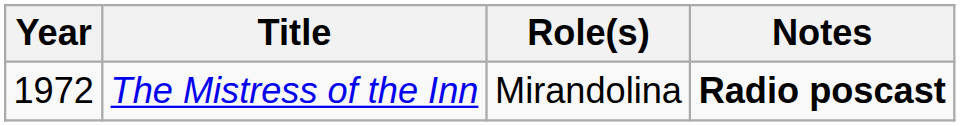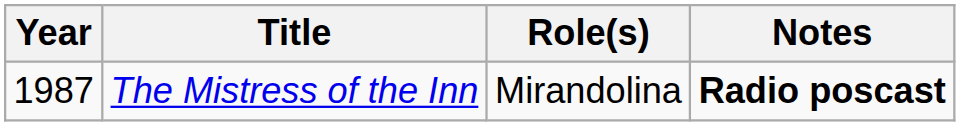(54, 90) 1972 -> (54, 90) 1987
